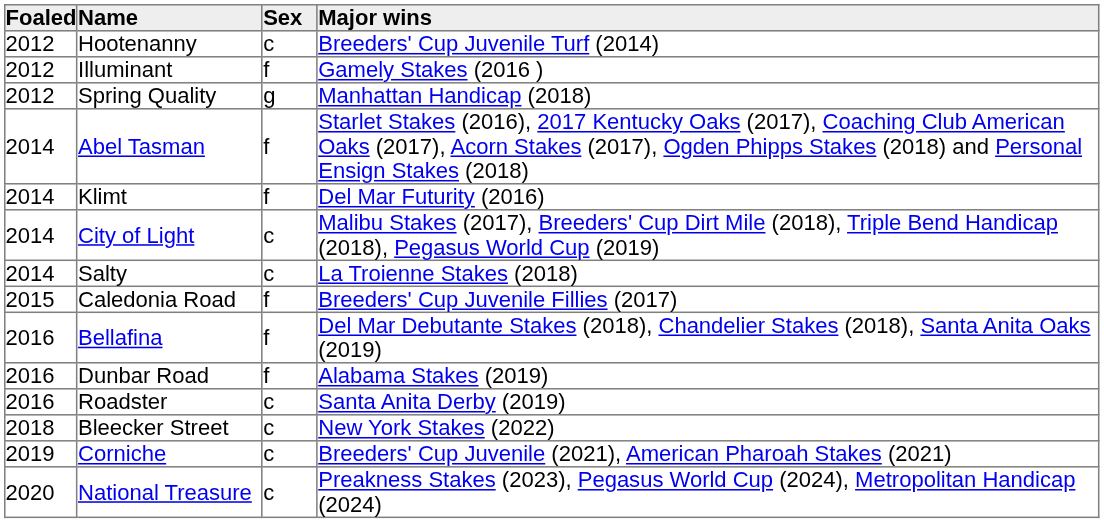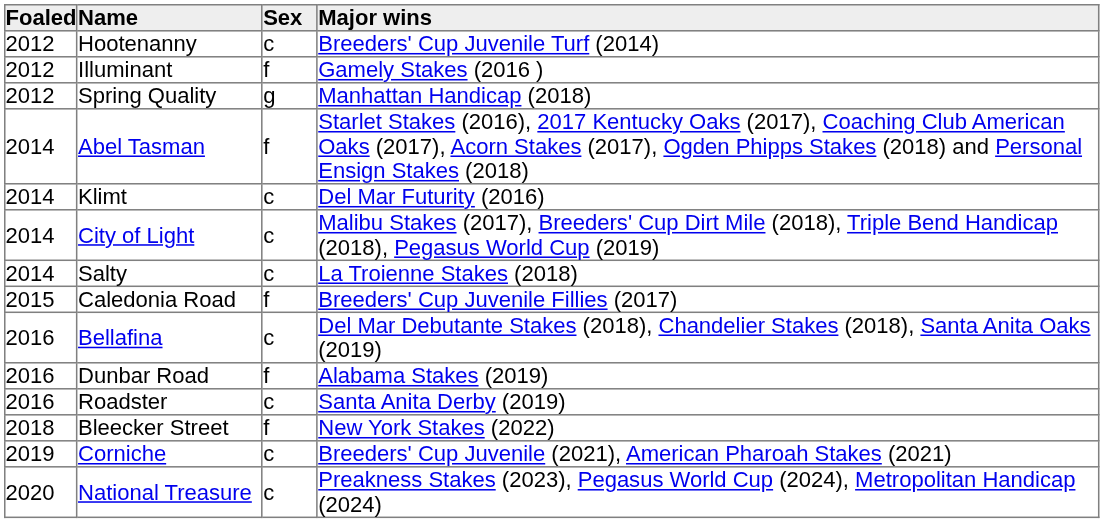(266, 197) f -> (269, 197) c
(266, 338) f -> (269, 338) c
(269, 428) c -> (266, 428) f
